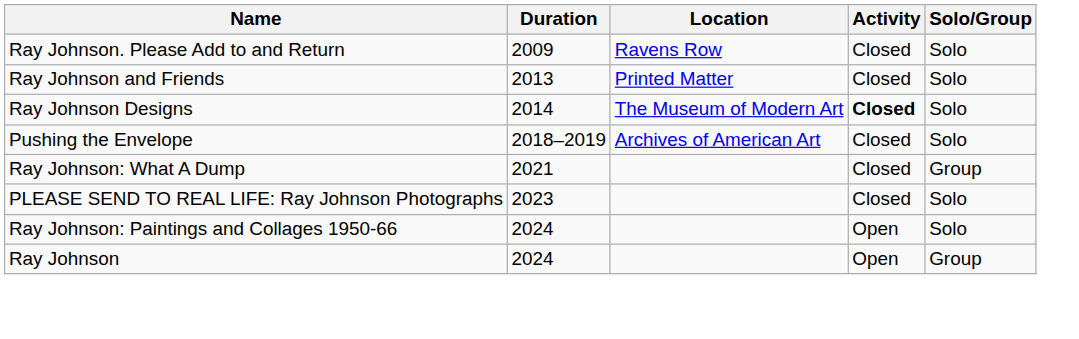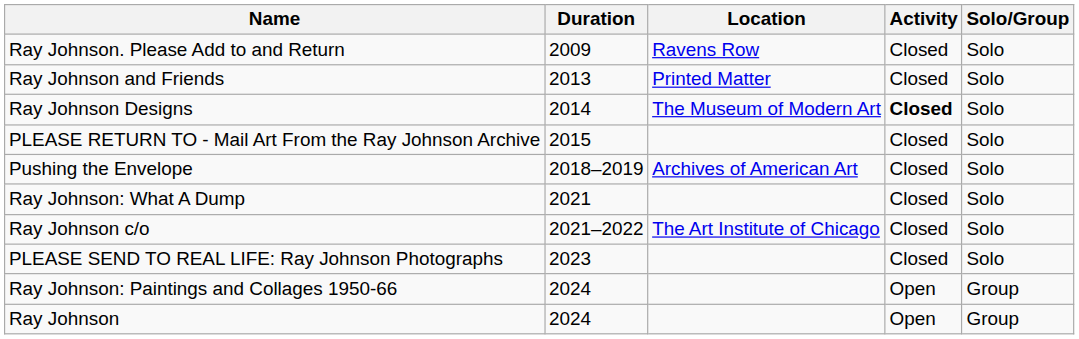+ row: (275, 139)
(955, 169) Group -> (985, 199) Solo
+ row: (79, 229)
(948, 229) Solo -> (993, 288) Group
